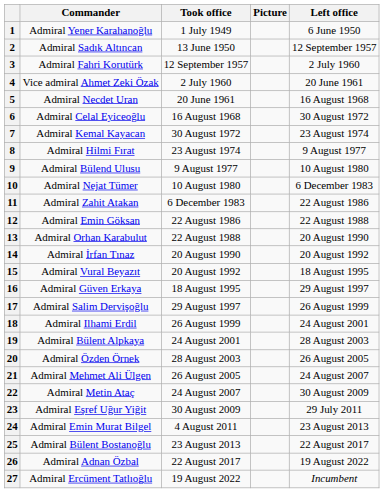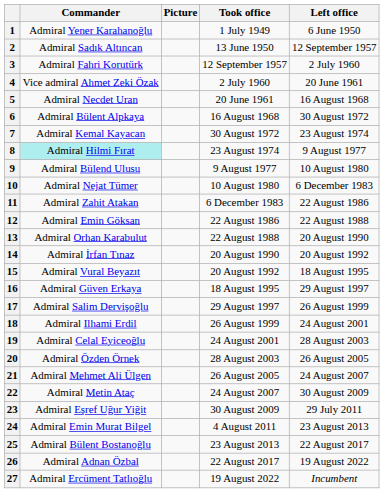columns swapped: (270, 13) <-> (206, 13)
(91, 116) Admiral Celal Eyiceoğlu -> (91, 116) Admiral Bülent Alpkaya
(91, 151) no background -> (91, 151) paleturquoise background
(91, 340) Admiral Bülent Alpkaya -> (91, 340) Admiral Celal Eyiceoğlu
